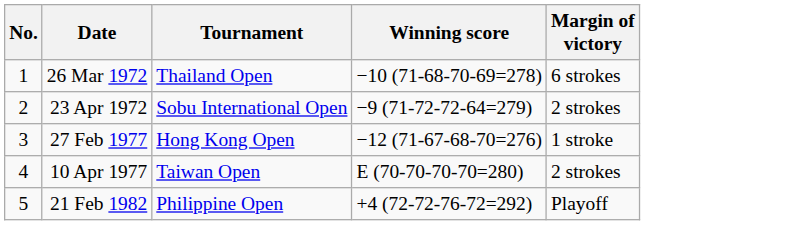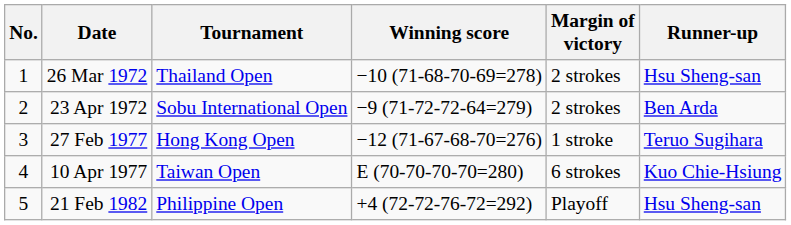+ column: (713, 32)
(586, 75) 6 strokes -> (586, 75) 2 strokes
(586, 172) 2 strokes -> (586, 172) 6 strokes
